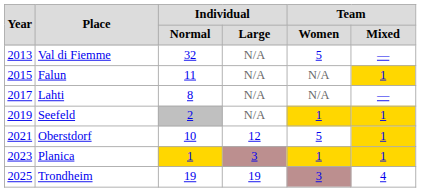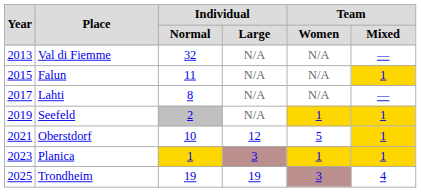(319, 54) 5 -> (319, 54) N/A
